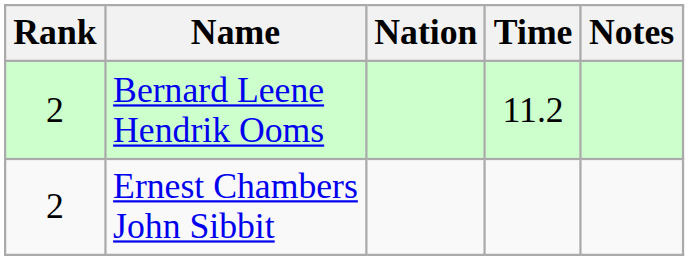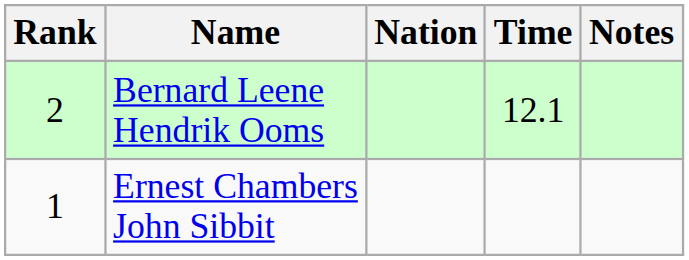(533, 109) 11.2 -> (533, 109) 12.1
(55, 206) 2 -> (55, 206) 1
